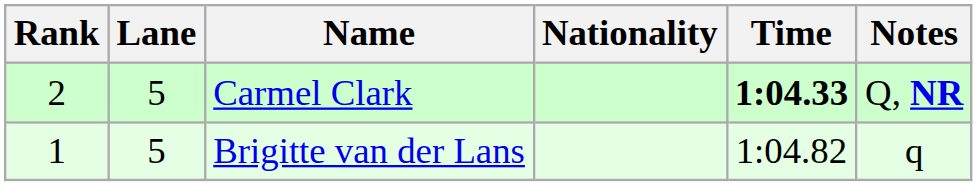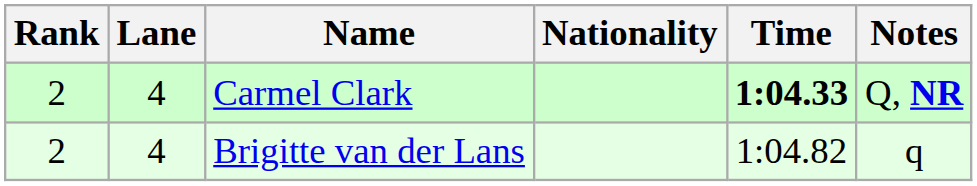(156, 92) 5 -> (156, 92) 4
(57, 150) 1 -> (57, 150) 2
(156, 150) 5 -> (156, 150) 4
